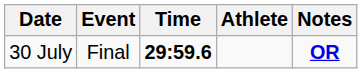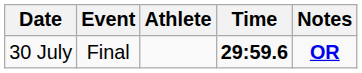columns swapped: (254, 20) <-> (178, 20)
